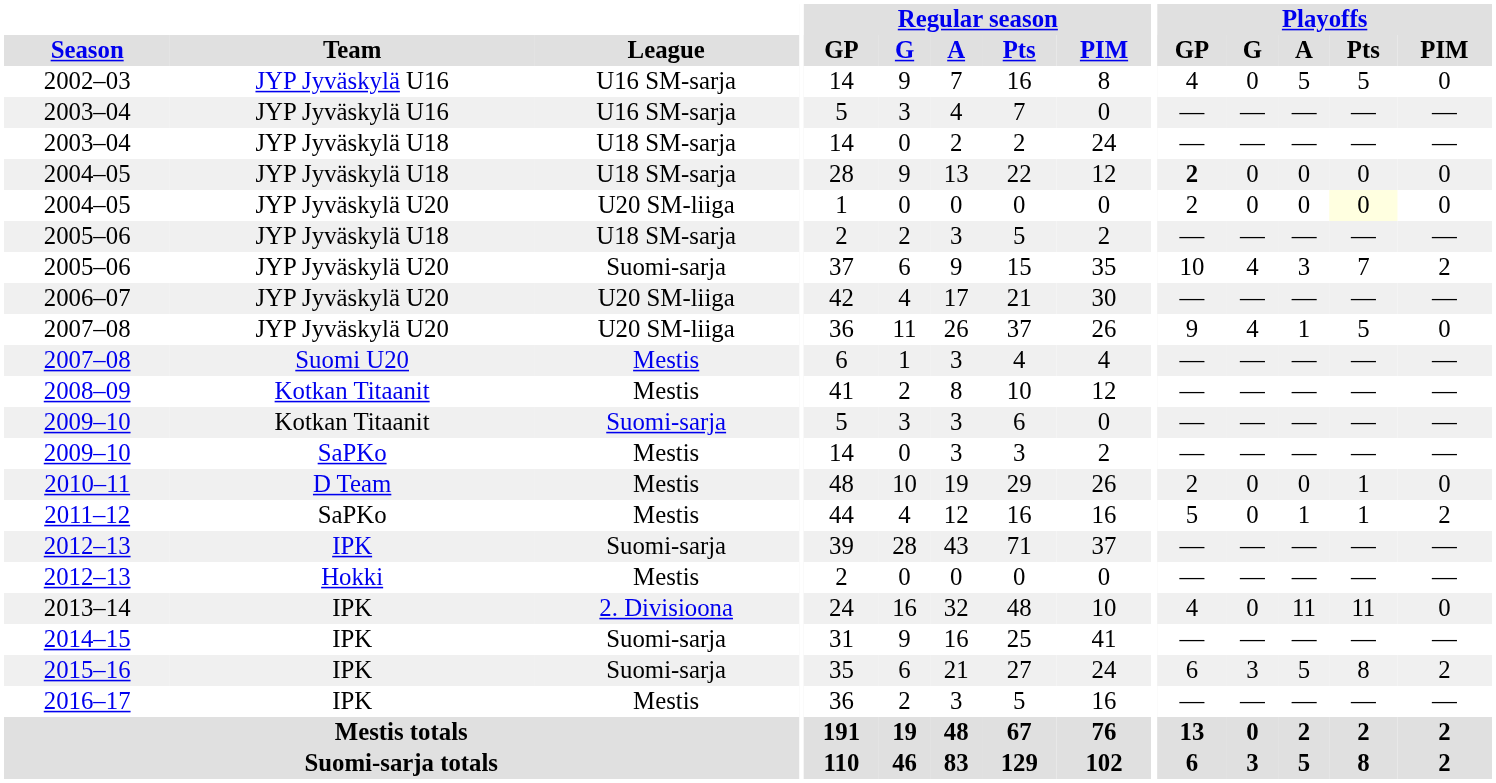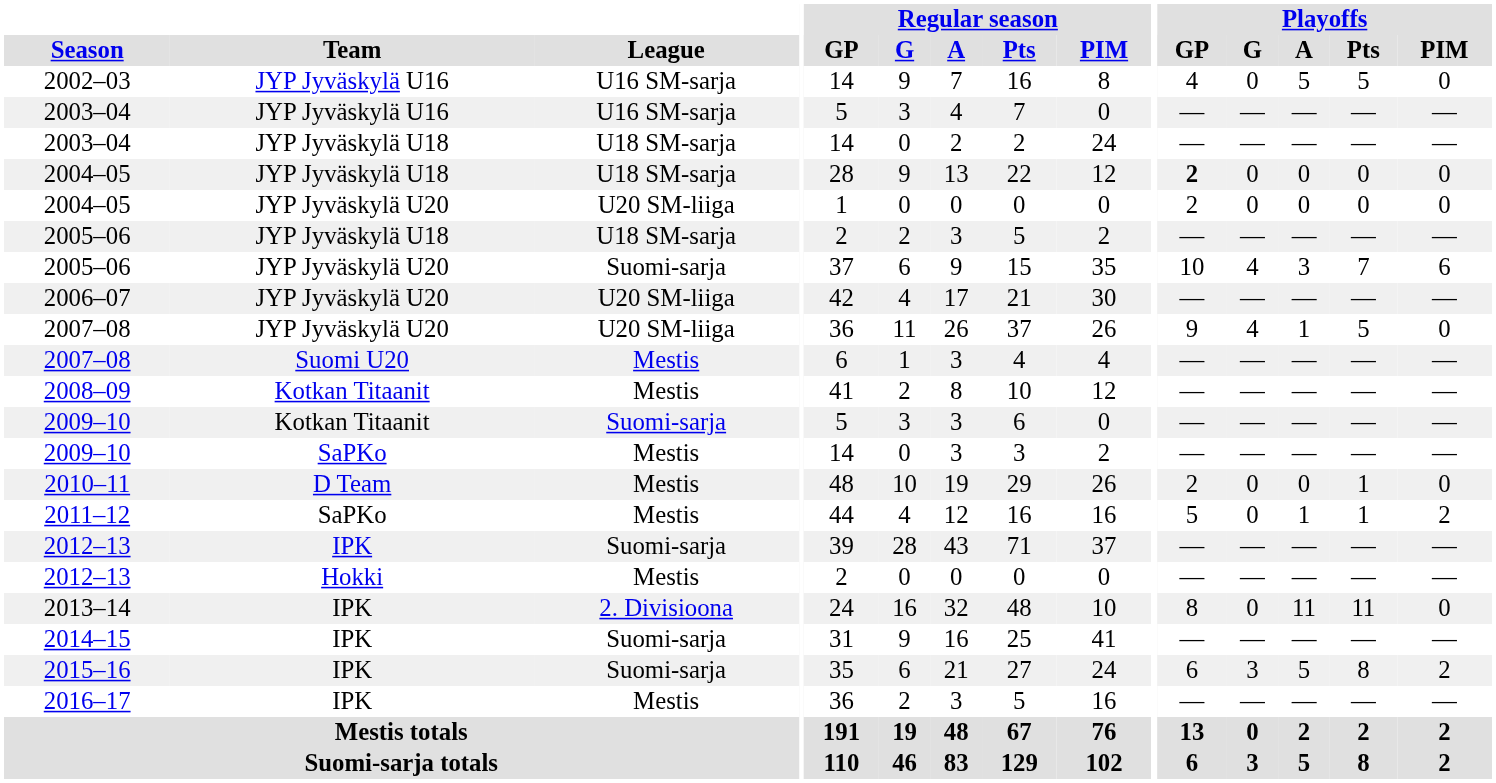(1363, 205) lightyellow background -> (1363, 205) no background
(1444, 267) 2 -> (1444, 267) 6
(1192, 608) 4 -> (1192, 608) 8
